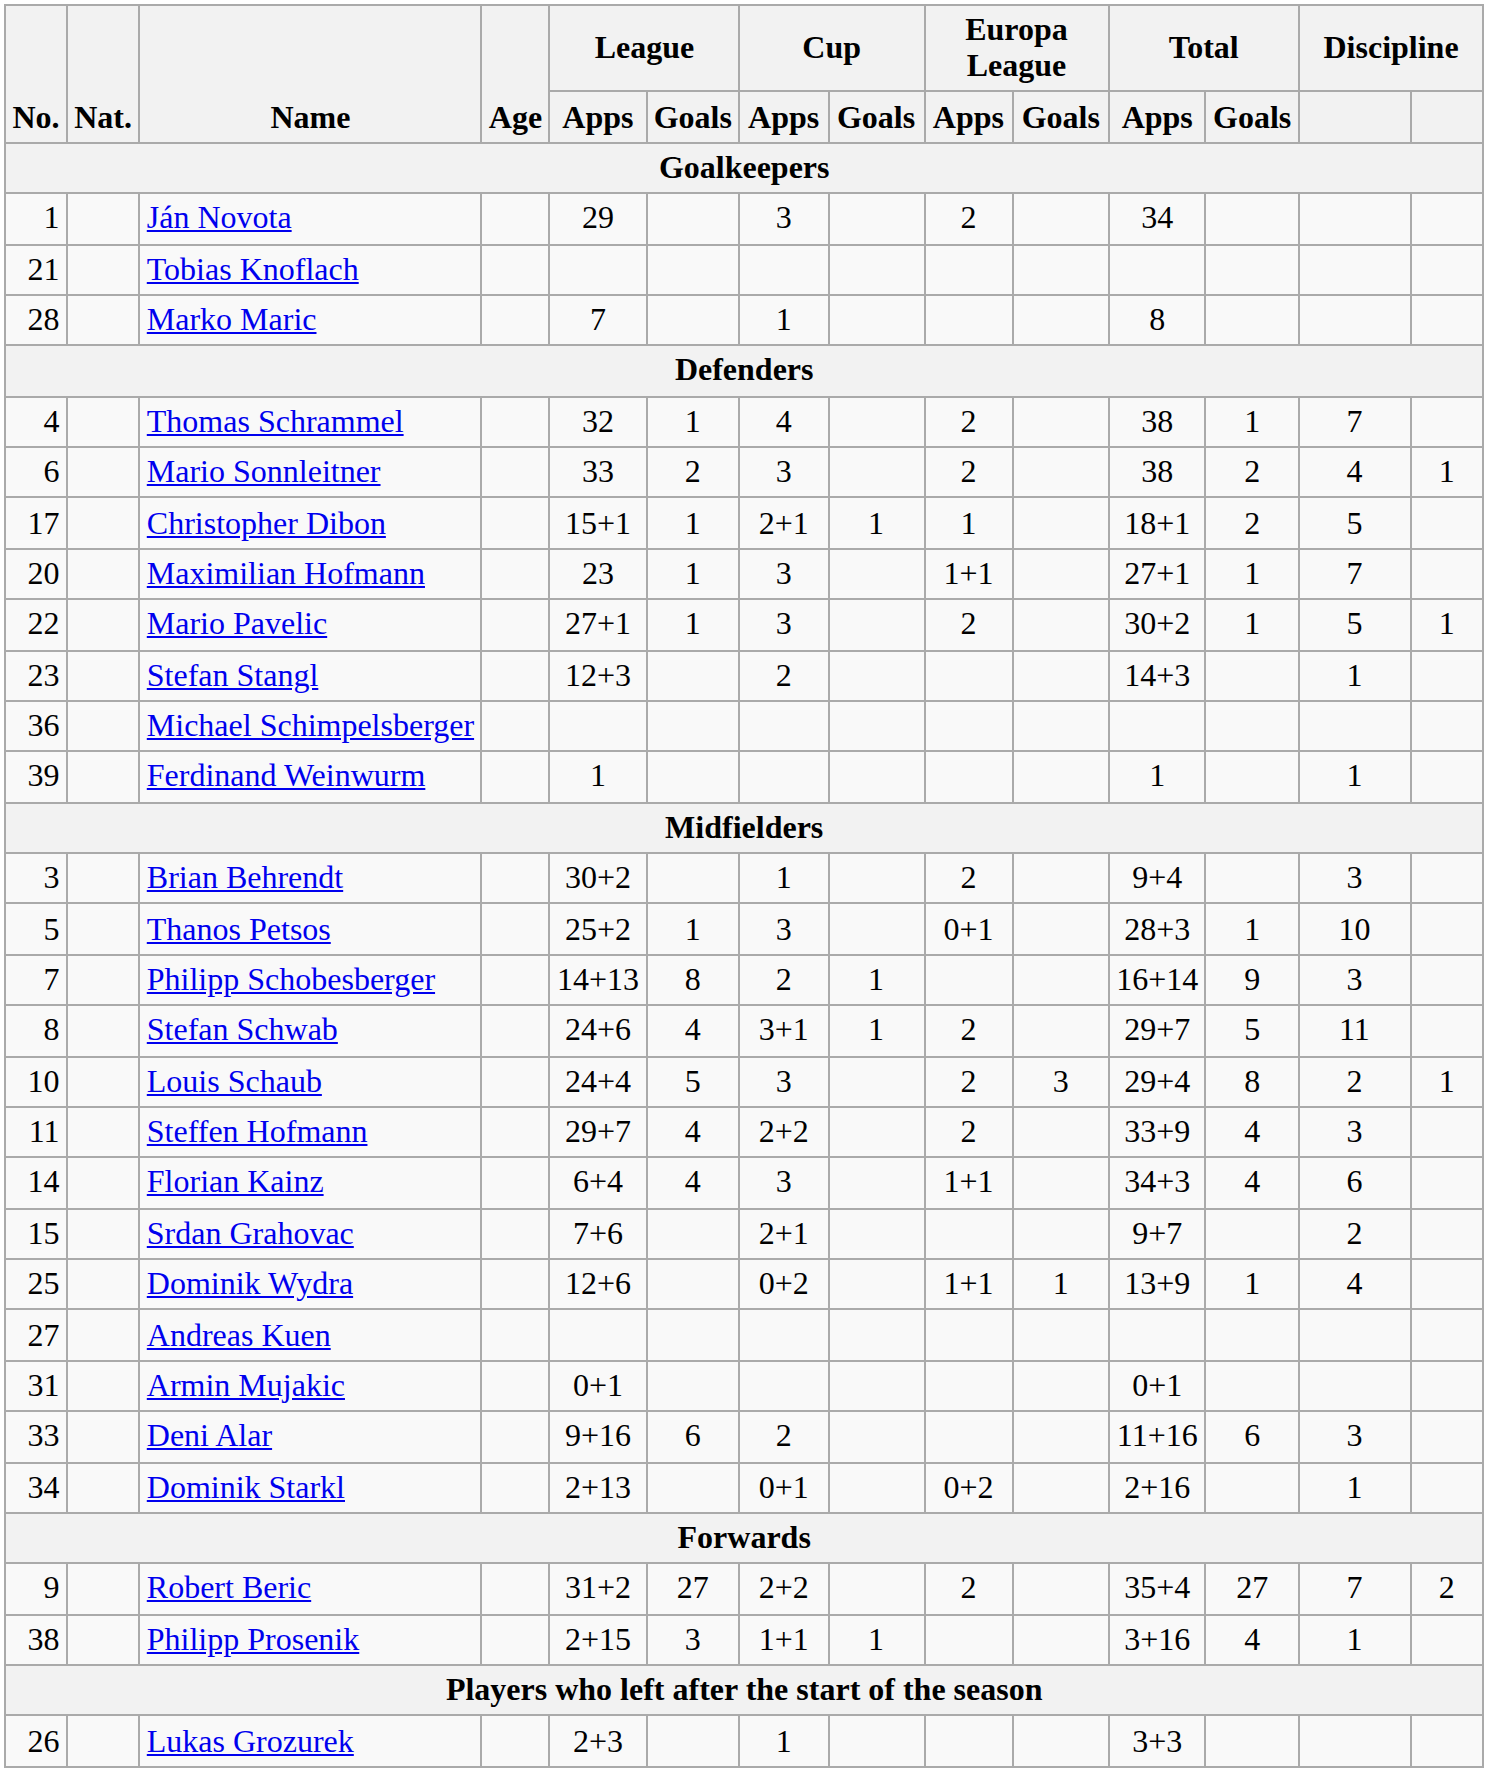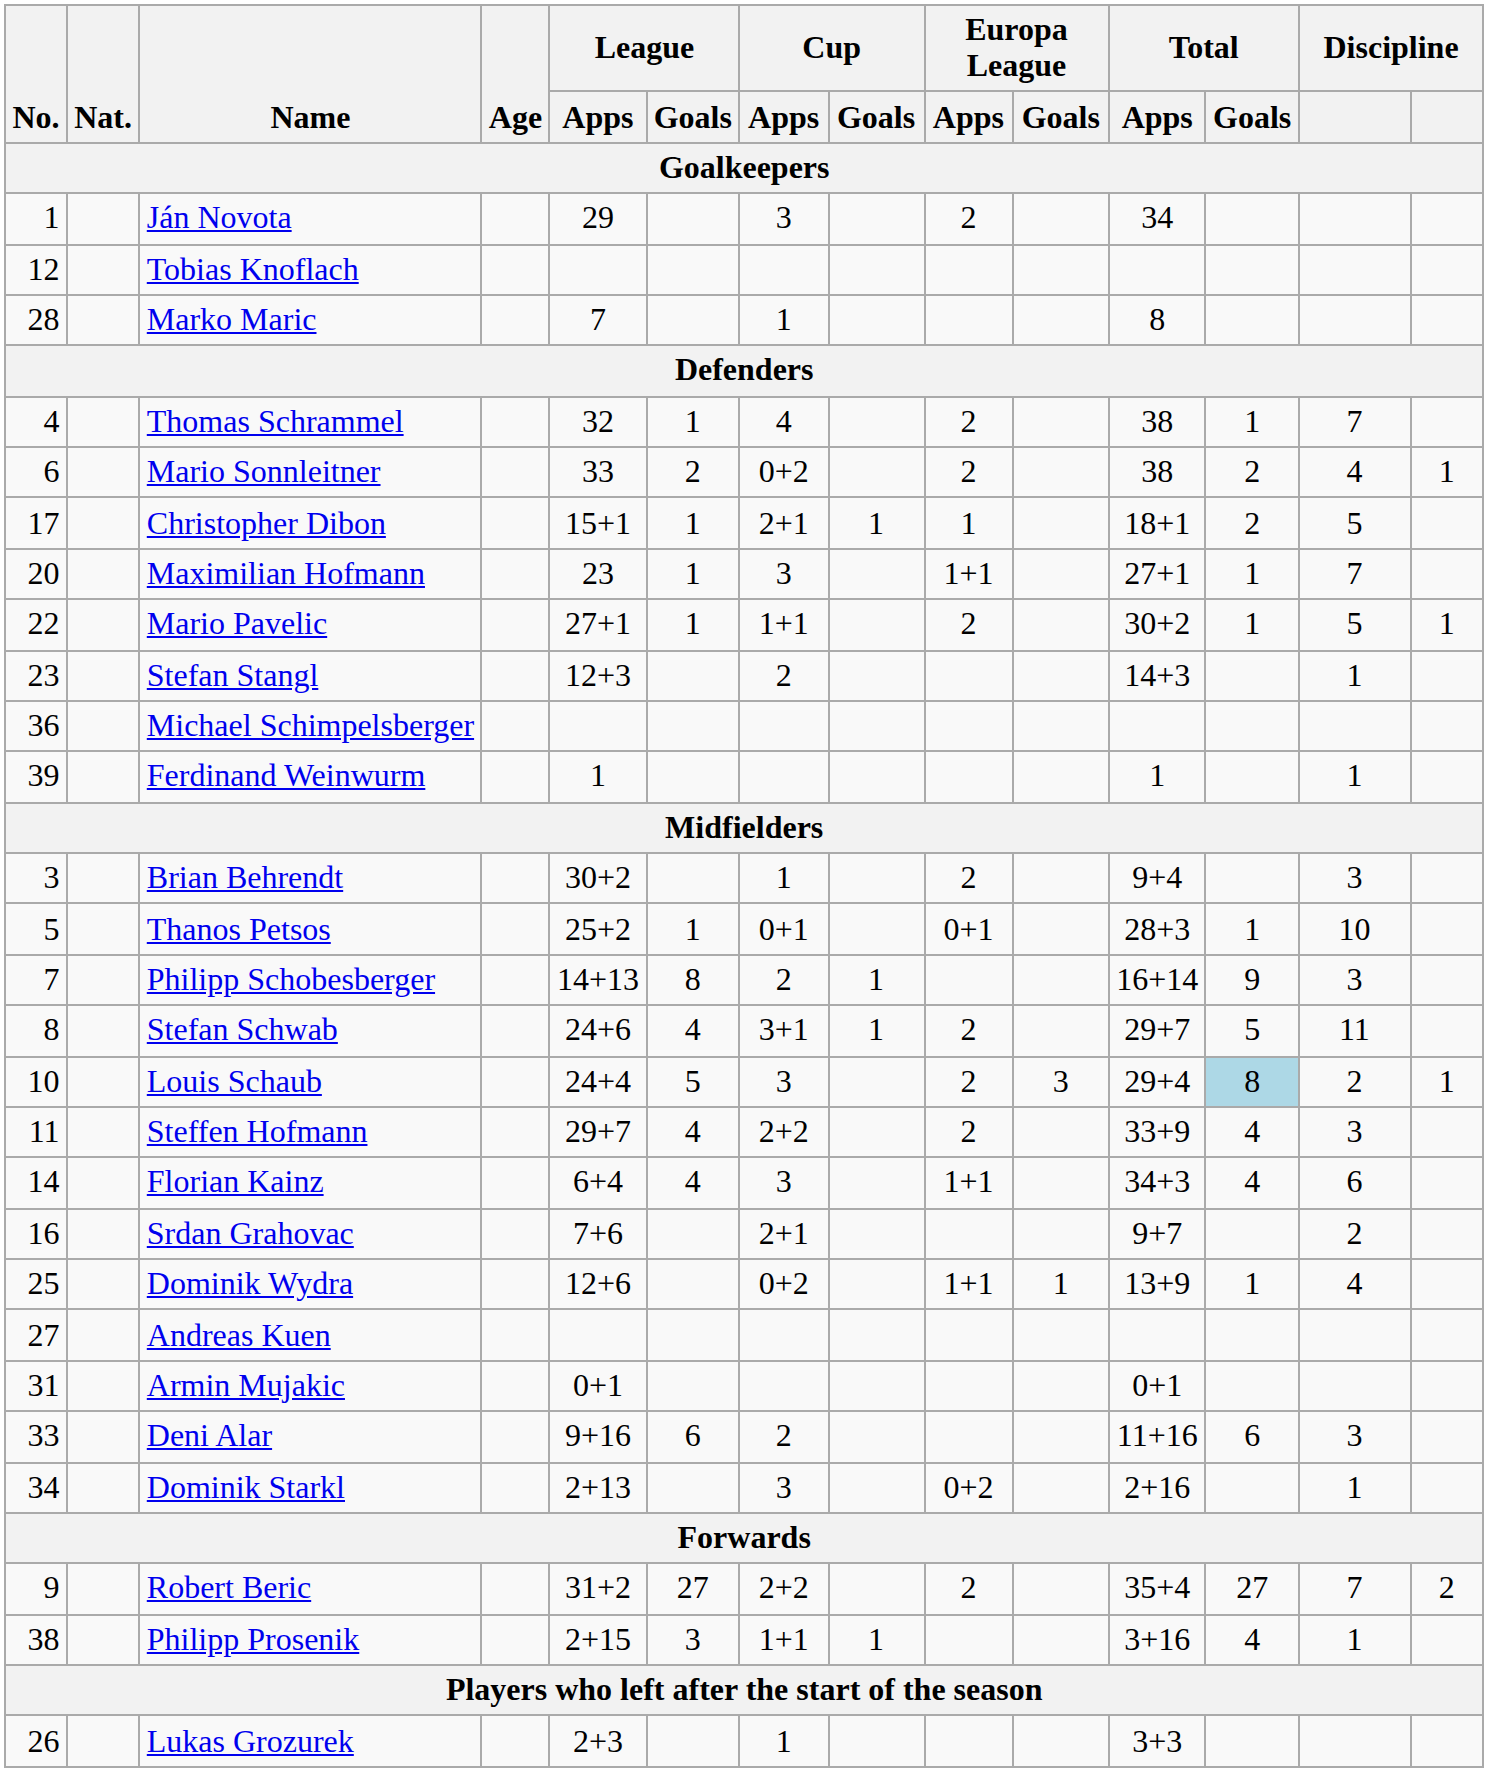(44, 268) 21 -> (44, 268) 12
(784, 471) 3 -> (784, 471) 0+2
(784, 624) 3 -> (784, 624) 1+1
(784, 928) 3 -> (784, 928) 0+1
(1252, 1080) no background -> (1252, 1080) lightblue background
(44, 1233) 15 -> (44, 1233) 16
(784, 1486) 0+1 -> (784, 1486) 3
